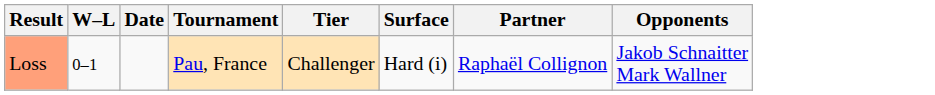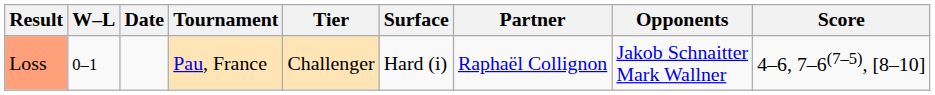+ column: (841, 20)
